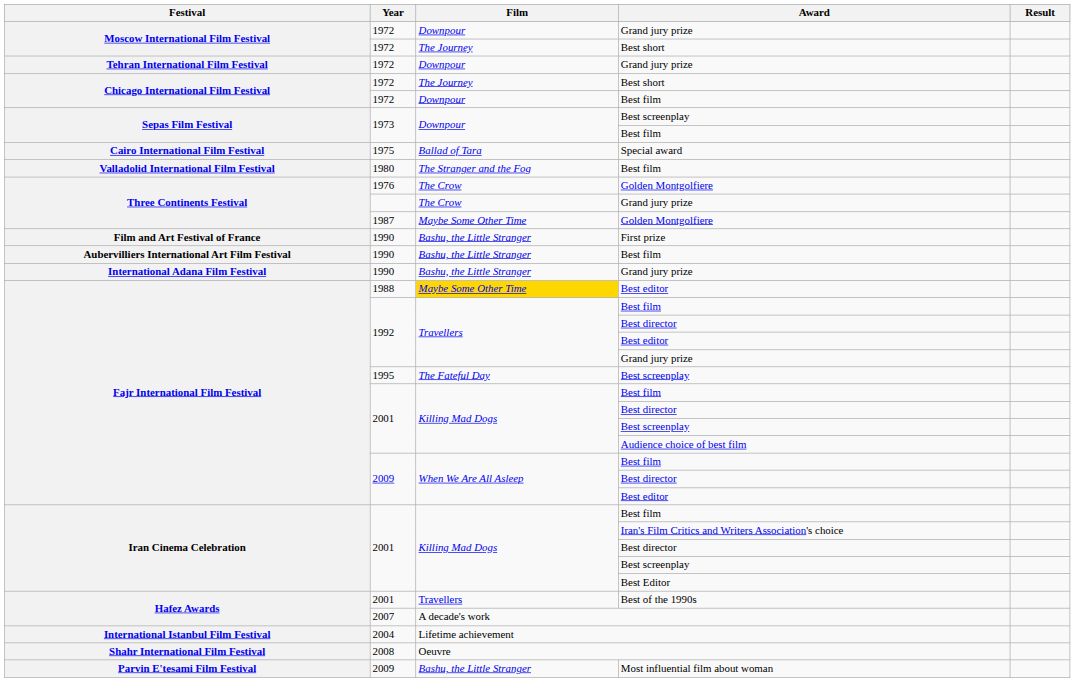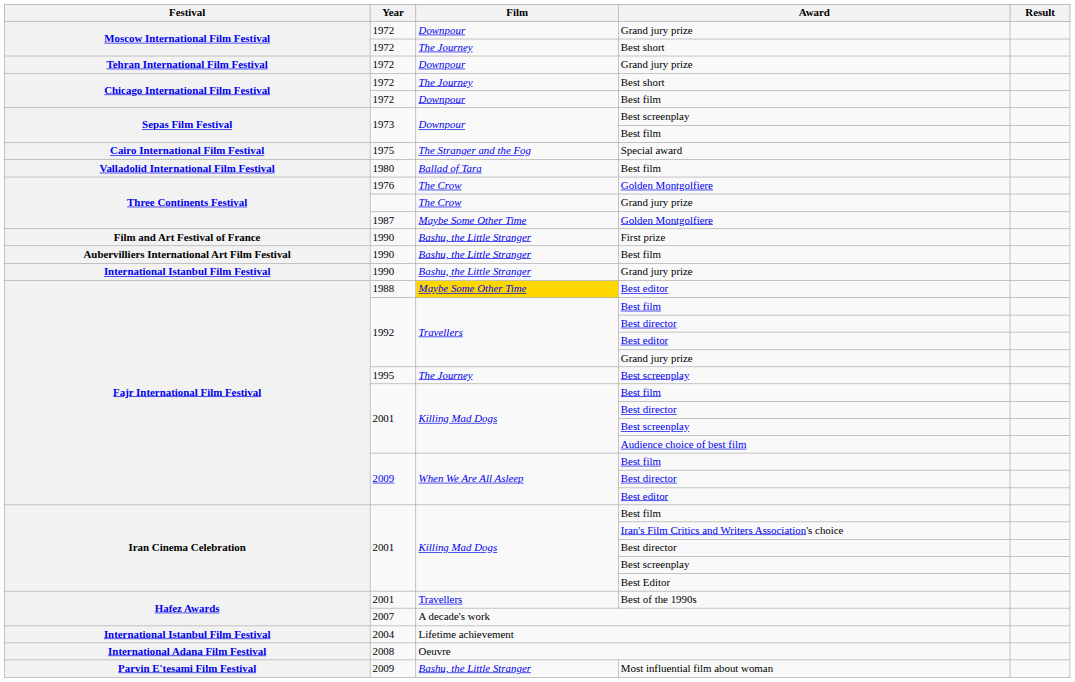(450, 151) Ballad of Tara -> (475, 151) The Stranger and the Fog
(475, 168) The Stranger and the Fog -> (450, 168) Ballad of Tara
(187, 271) International Adana Film Festival -> (187, 271) International Istanbul Film Festival
(454, 375) The Fateful Day -> (446, 375) The Journey
(187, 651) Shahr International Film Festival -> (187, 651) International Adana Film Festival
